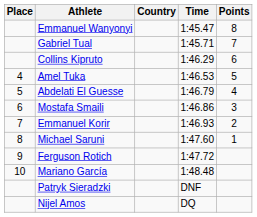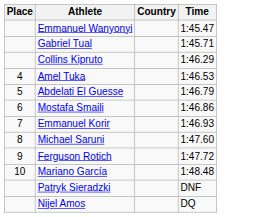- column: (234, 12)
